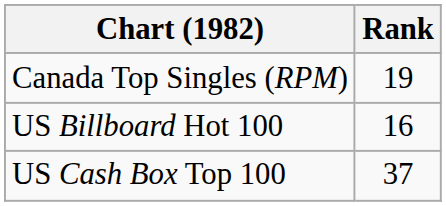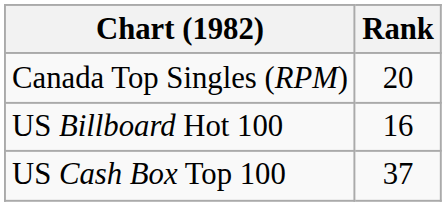(398, 77) 19 -> (398, 77) 20
